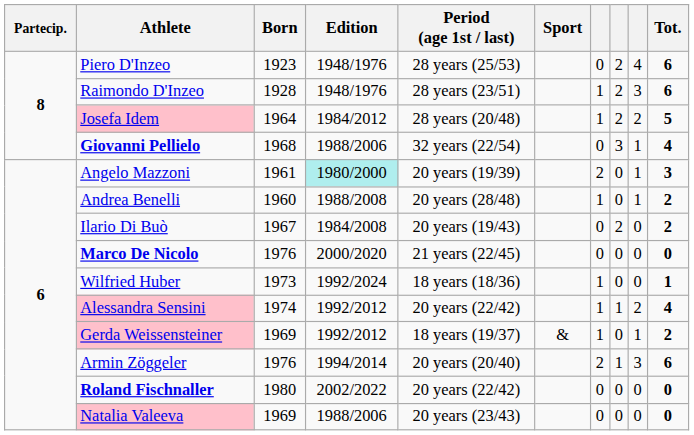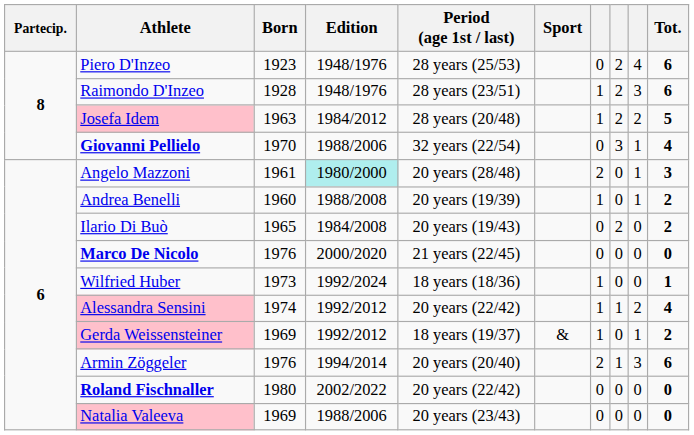(280, 119) 1964 -> (280, 119) 1963
(280, 146) 1968 -> (280, 146) 1970
(466, 173) 20 years (19/39) -> (466, 173) 20 years (28/48)
(466, 200) 20 years (28/48) -> (466, 200) 20 years (19/39)
(280, 227) 1967 -> (280, 227) 1965
